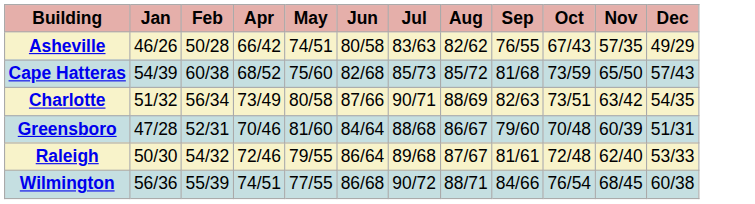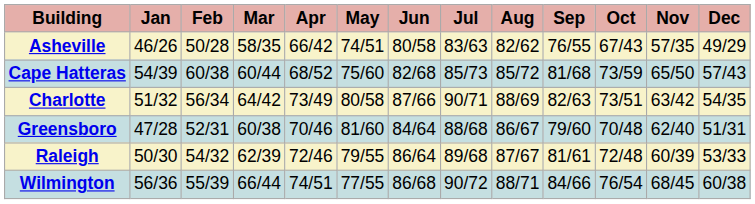+ column: (259, 18)
(621, 128) 60/39 -> (673, 128) 62/40
(621, 156) 62/40 -> (673, 156) 60/39
